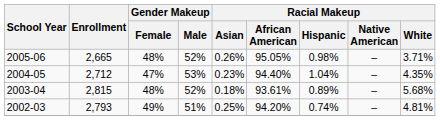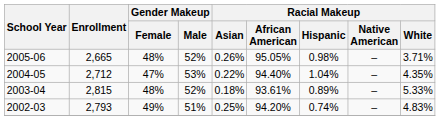(229, 74) 0.23% -> (229, 74) 0.22%
(418, 91) 5.68% -> (418, 91) 5.33%
(418, 108) 4.81% -> (418, 108) 4.83%
